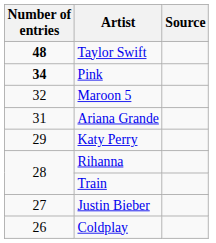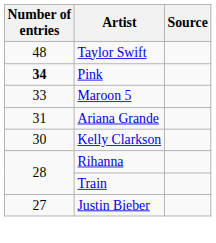(39, 52) bold -> (39, 52) normal
(39, 96) 32 -> (39, 96) 33
+ row: (119, 140)
- row: (108, 140)
- row: (103, 227)
